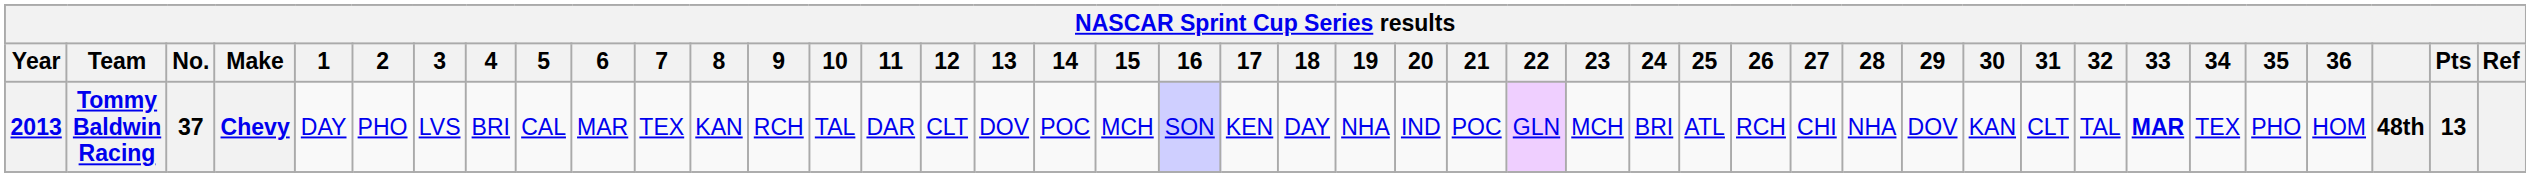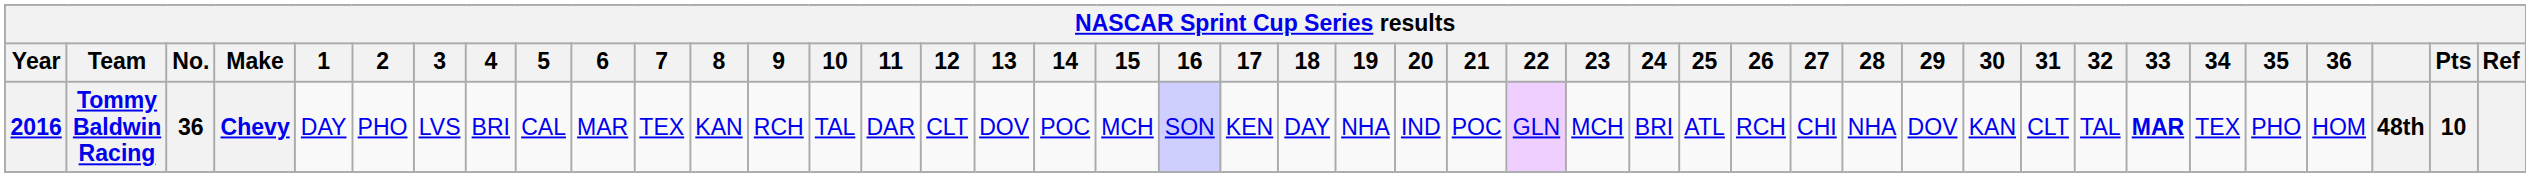(36, 127) 2013 -> (36, 127) 2016
(191, 127) 37 -> (191, 127) 36
(2454, 127) 13 -> (2454, 127) 10
